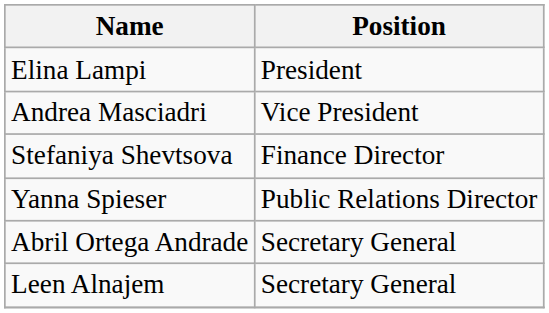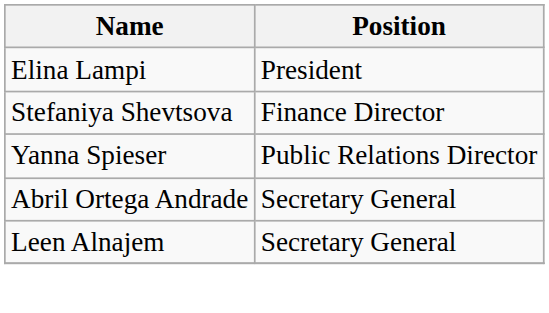- row: (109, 112)
